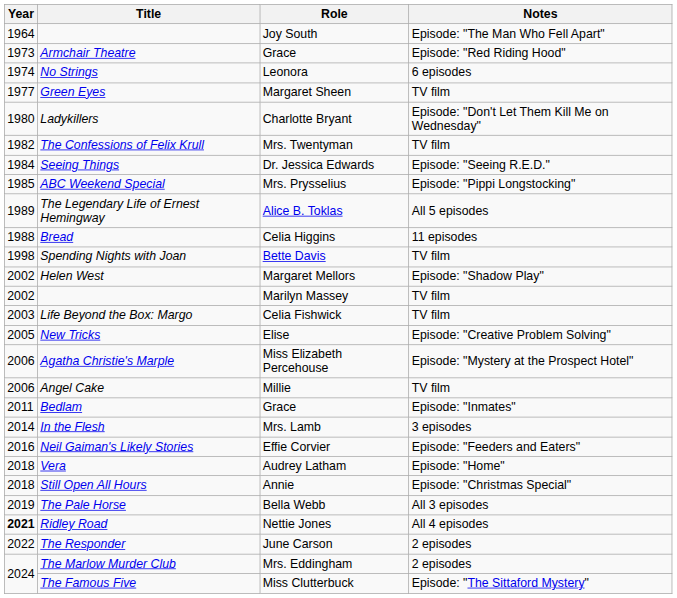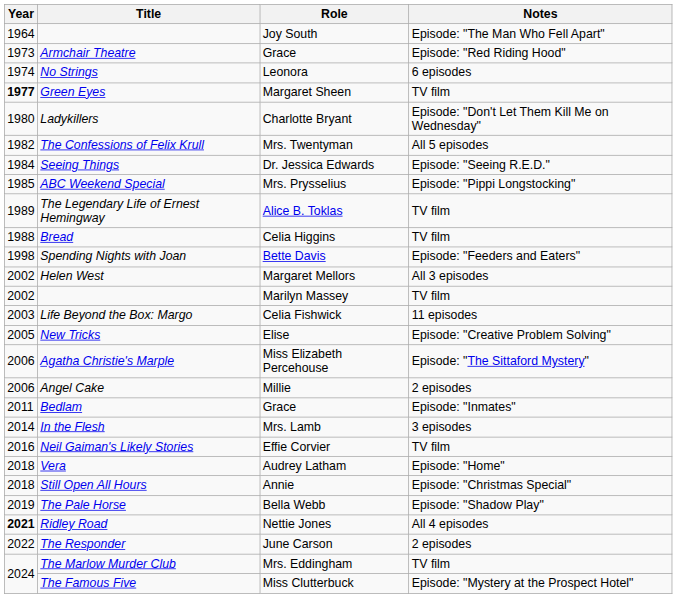(21, 92) normal -> (21, 92) bold
(431, 145) TV film -> (450, 145) All 5 episodes
(450, 210) All 5 episodes -> (431, 210) TV film
(444, 237) 11 episodes -> (431, 237) TV film
(431, 256) TV film -> (496, 256) Episode: "Feeders and Eaters"
(478, 276) Episode: "Shadow Play" -> (450, 276) All 3 episodes
(431, 315) TV film -> (444, 315) 11 episodes
(523, 361) Episode: "Mystery at the Prospect Hotel" -> (500, 361) Episode: "The Sittaford Mystery"
(431, 388) TV film -> (442, 388) 2 episodes
(496, 446) Episode: "Feeders and Eaters" -> (431, 446) TV film
(450, 505) All 3 episodes -> (478, 505) Episode: "Shadow Play"
(442, 563) 2 episodes -> (431, 563) TV film
(500, 583) Episode: "The Sittaford Mystery" -> (523, 583) Episode: "Mystery at the Prospect Hotel"
